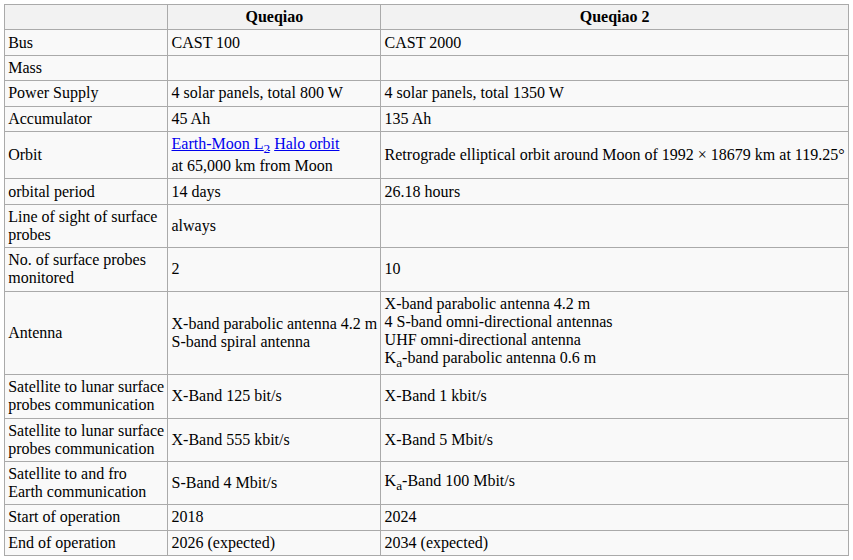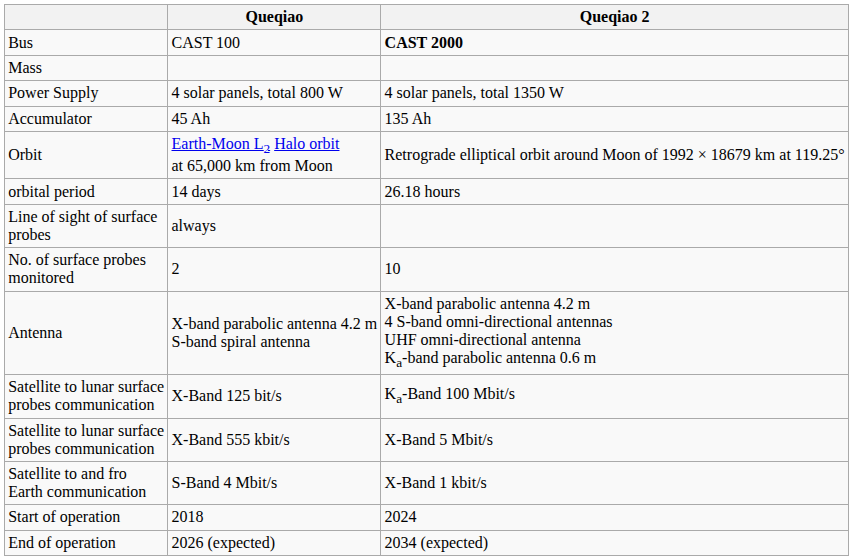(423, 42) normal -> (424, 42) bold
(436, 396) X-Band 1 kbit/s -> (450, 396) Ka-Band 100 Mbit/s
(450, 483) Ka-Band 100 Mbit/s -> (436, 483) X-Band 1 kbit/s
